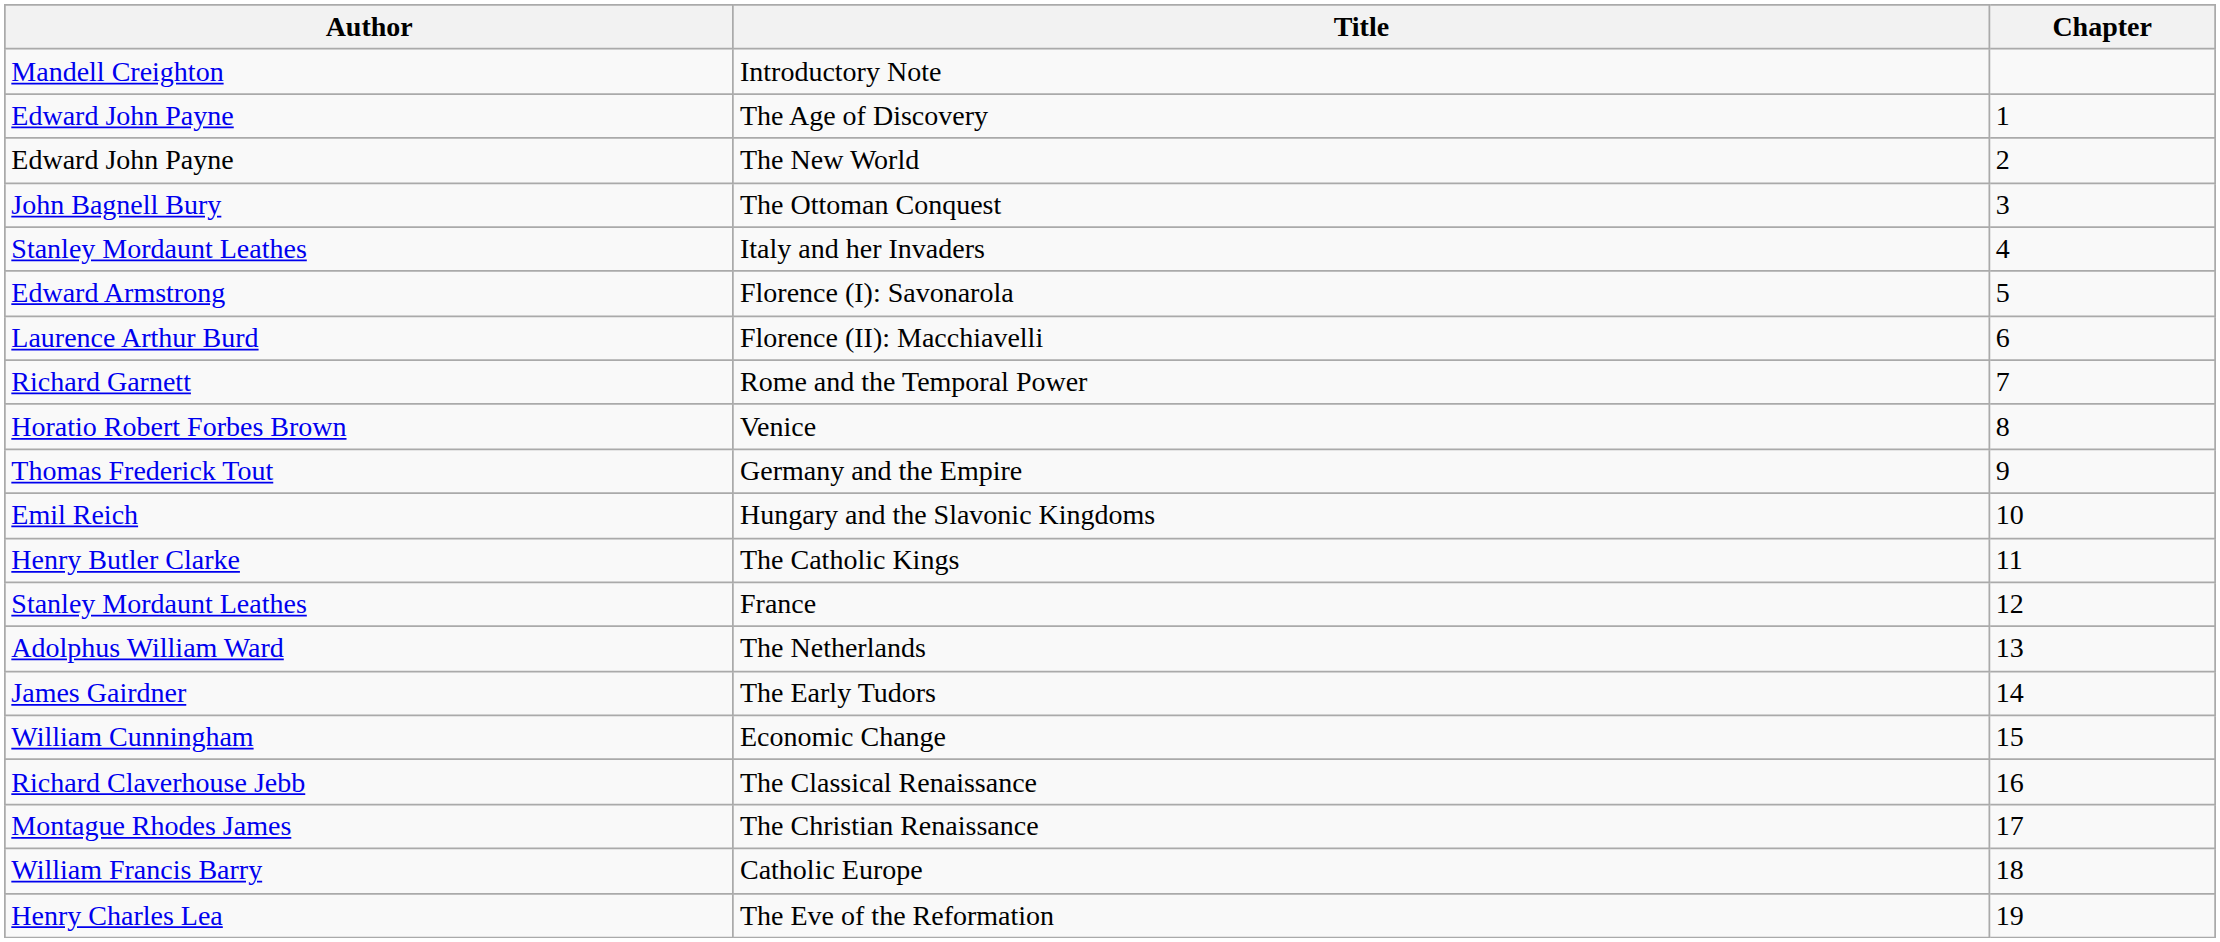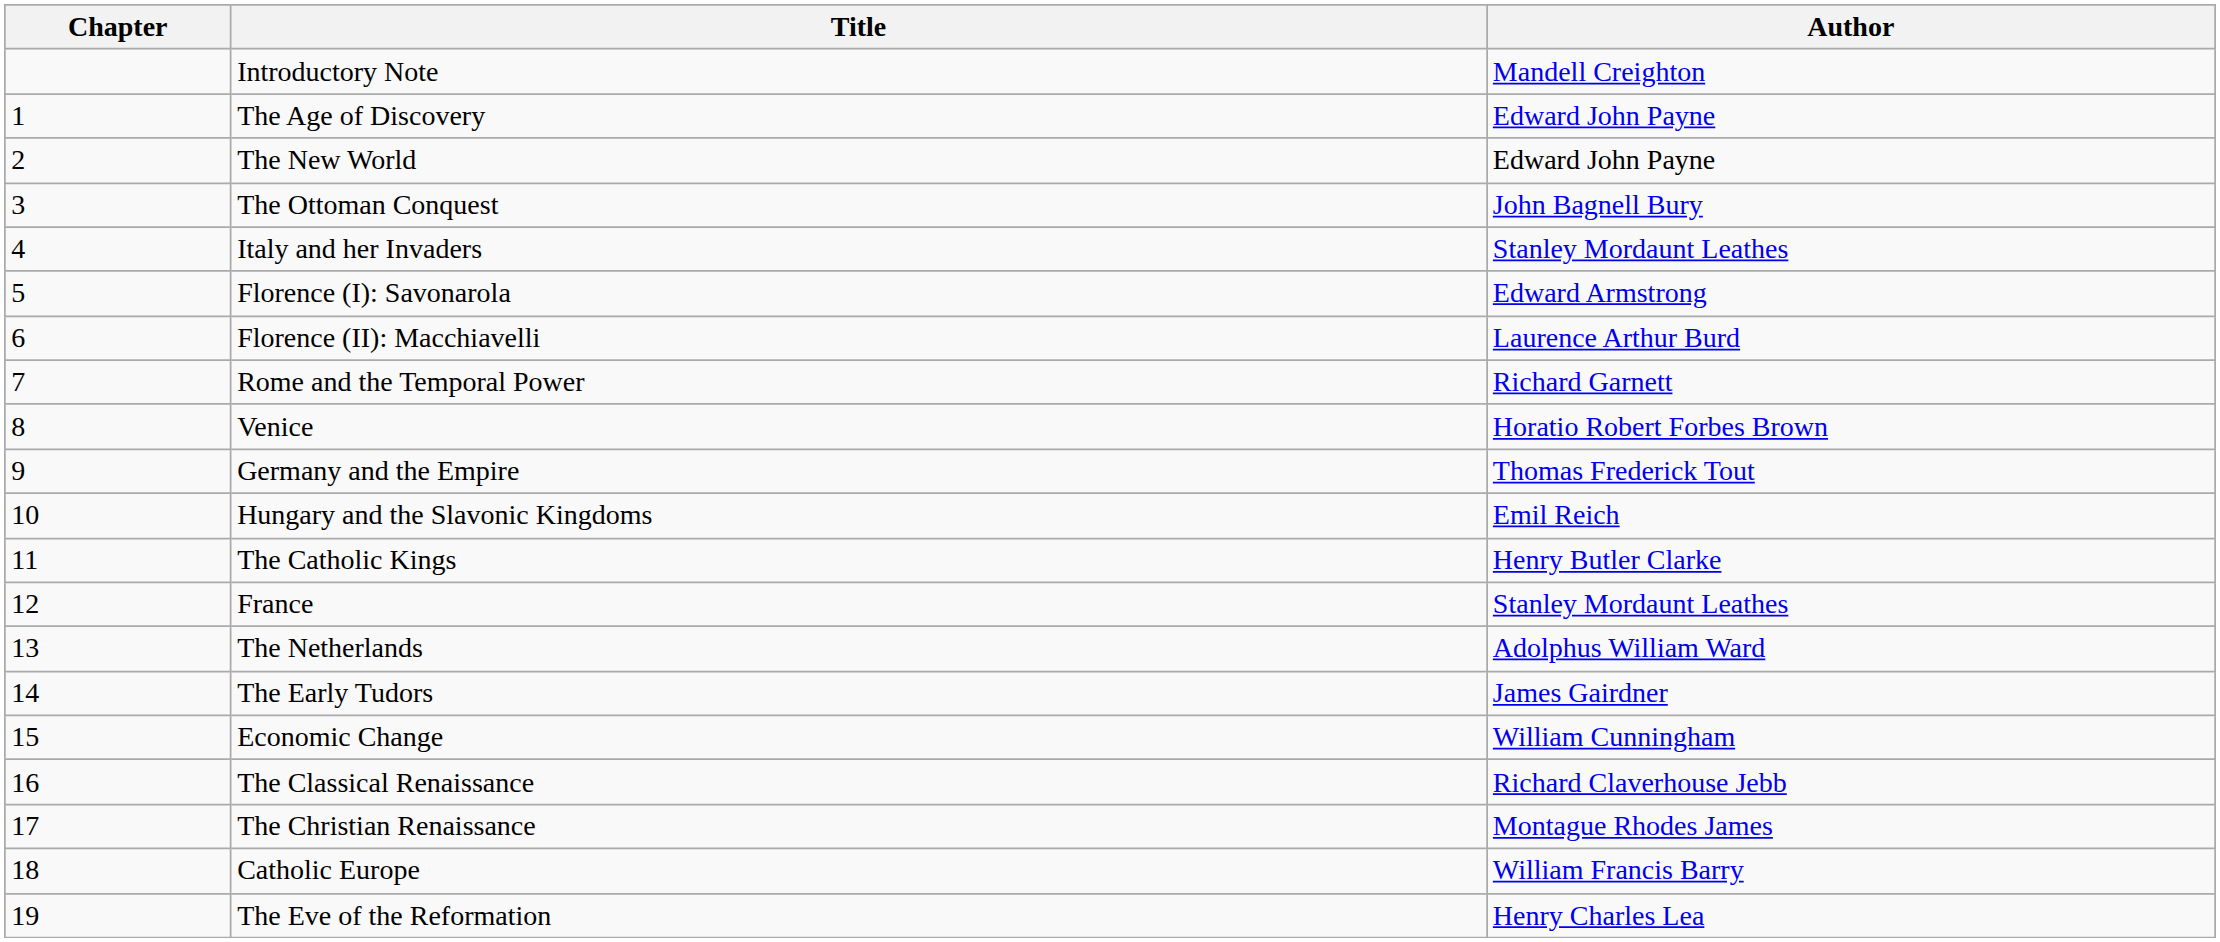columns swapped: (2102, 26) <-> (369, 26)
